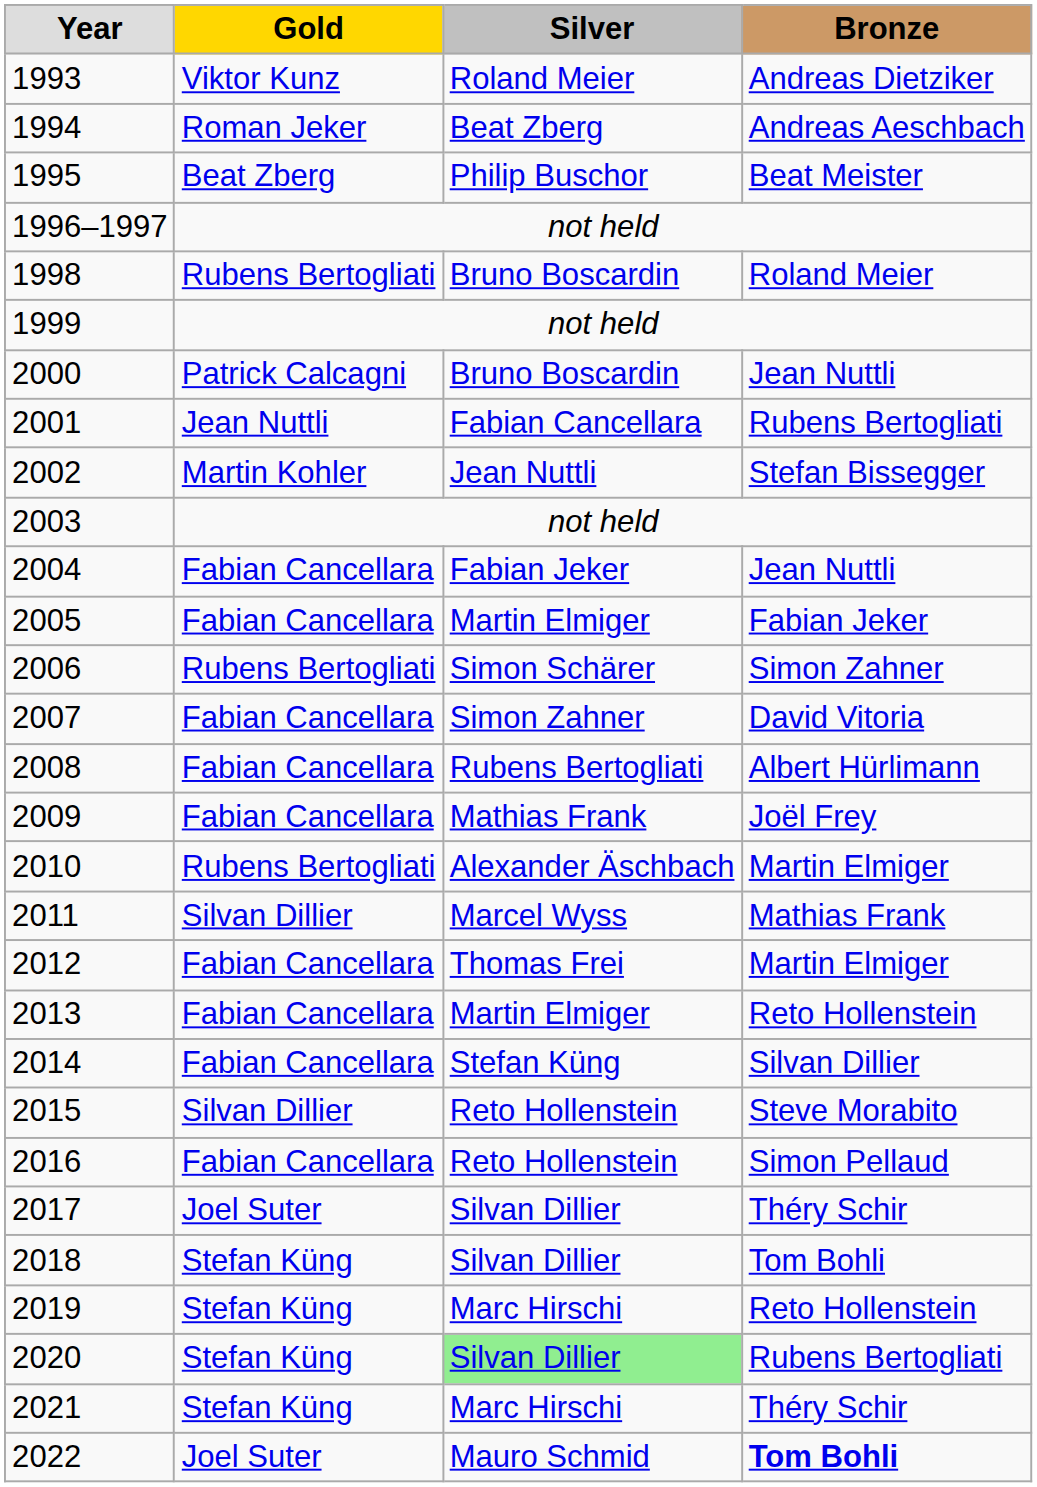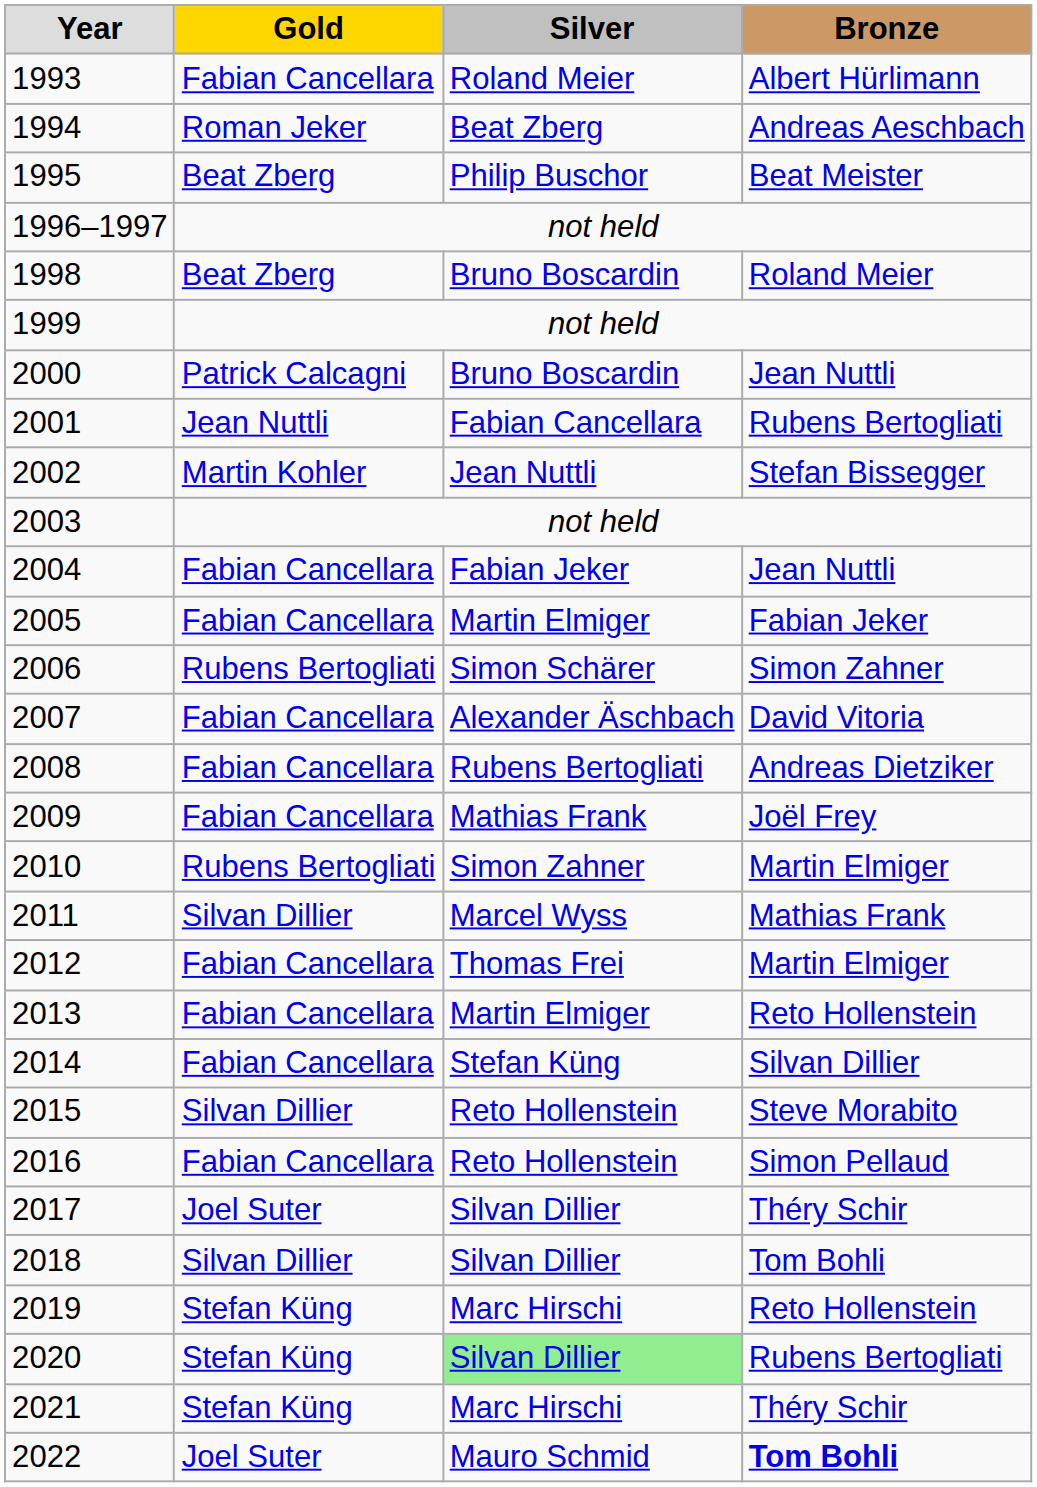(261, 78) Viktor Kunz -> (308, 78) Fabian Cancellara
(871, 78) Andreas Dietziker -> (864, 78) Albert Hürlimann
(309, 275) Rubens Bertogliati -> (259, 275) Beat Zberg
(547, 718) Simon Zahner -> (592, 718) Alexander Äschbach
(864, 767) Albert Hürlimann -> (871, 767) Andreas Dietziker
(592, 865) Alexander Äschbach -> (547, 865) Simon Zahner
(267, 1259) Stefan Küng -> (267, 1259) Silvan Dillier
